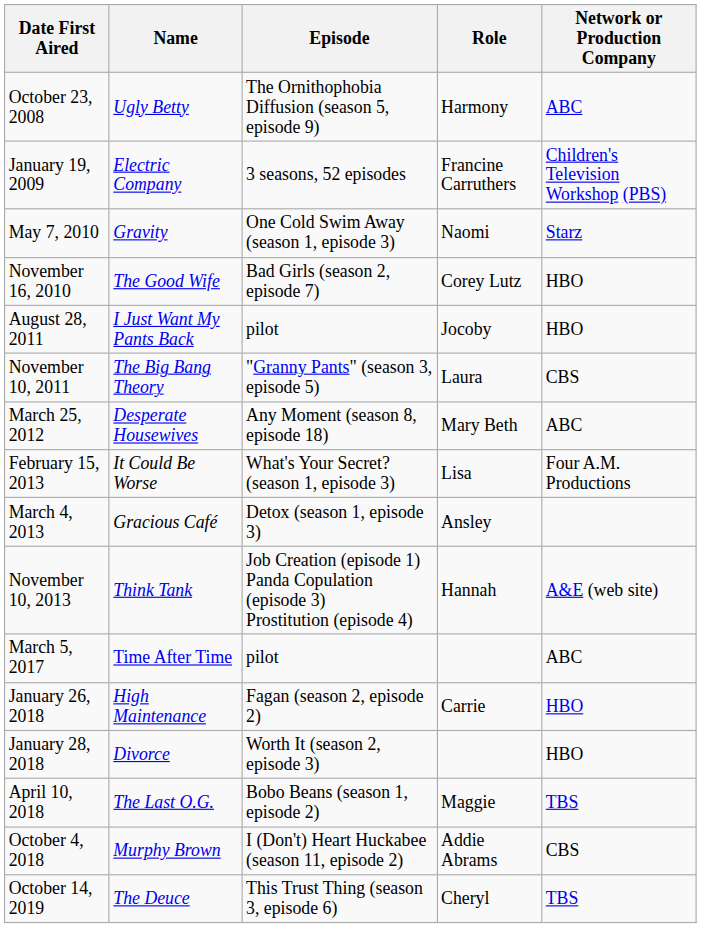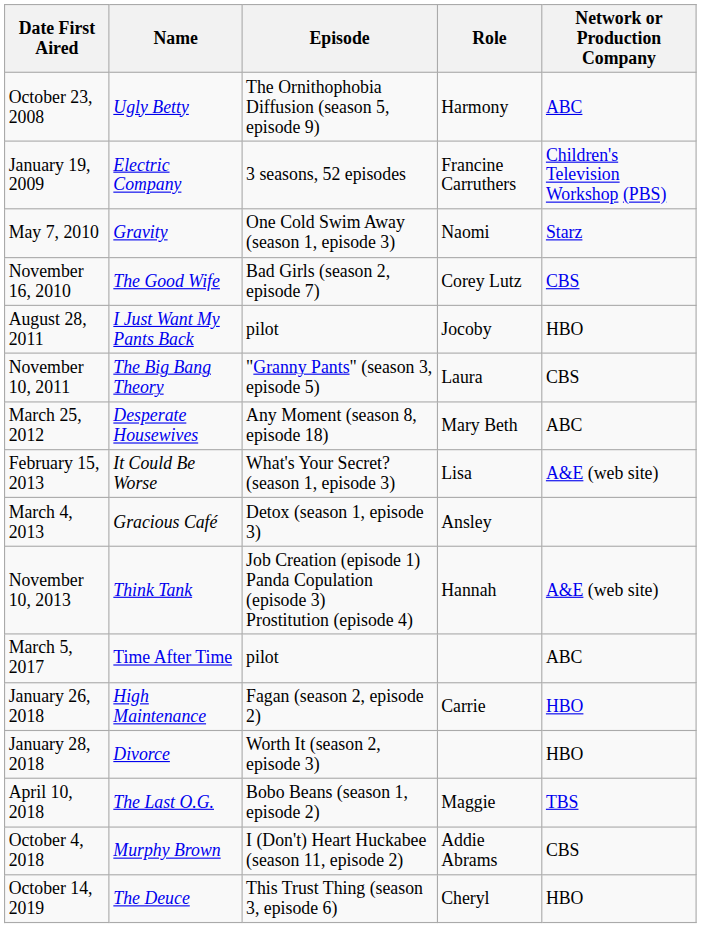(564, 281) HBO -> (563, 281) CBS
(588, 473) Four A.M. Productions -> (602, 473) A&E (web site)
(562, 898) TBS -> (565, 898) HBO
